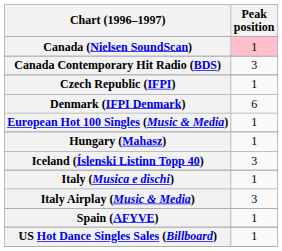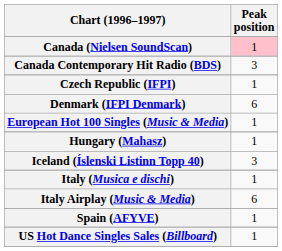(254, 198) 3 -> (254, 198) 6
